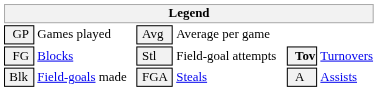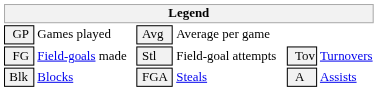(55, 56) Blocks -> (82, 56) Field-goals made
(302, 56) bold -> (302, 56) normal
(82, 77) Field-goals made -> (55, 77) Blocks
